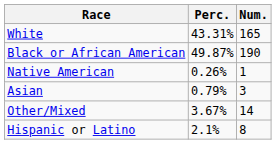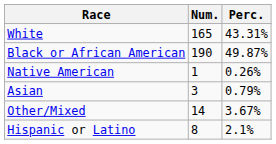columns swapped: (254, 14) <-> (212, 14)
